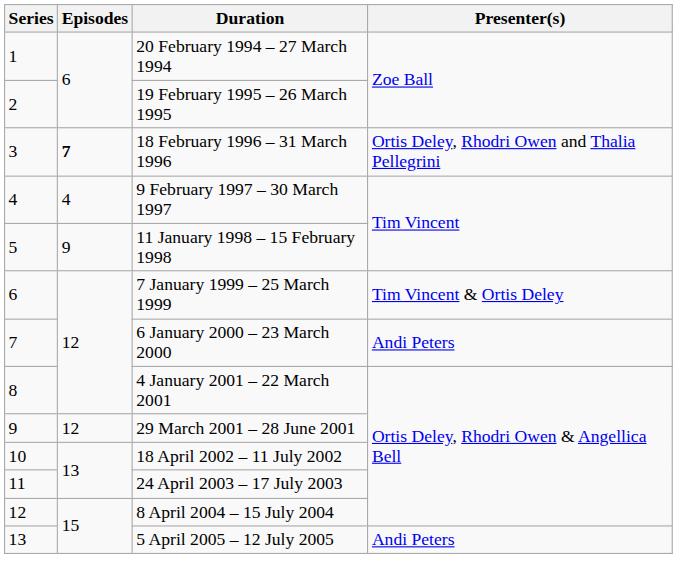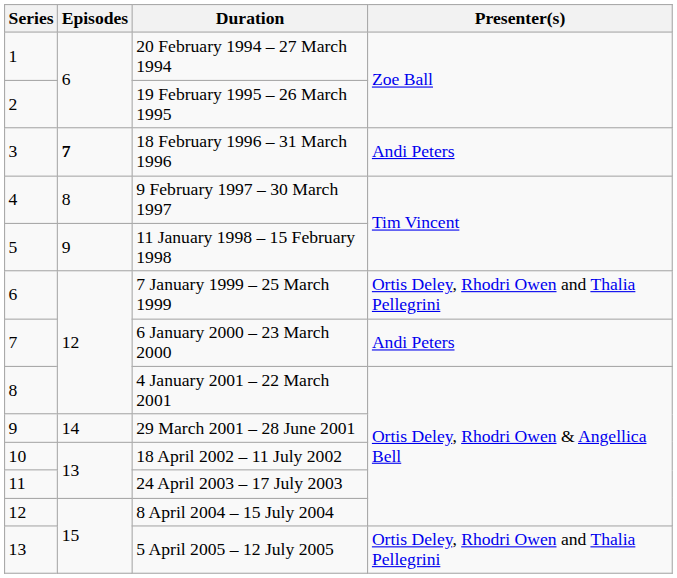(504, 151) Ortis Deley, Rhodri Owen and Thalia Pellegrini -> (413, 151) Andi Peters
(66, 199) 4 -> (66, 199) 8
(468, 294) Tim Vincent & Ortis Deley -> (504, 294) Ortis Deley, Rhodri Owen and Thalia Pellegrini
(70, 428) 12 -> (70, 428) 14
(413, 539) Andi Peters -> (504, 549) Ortis Deley, Rhodri Owen and Thalia Pellegrini
